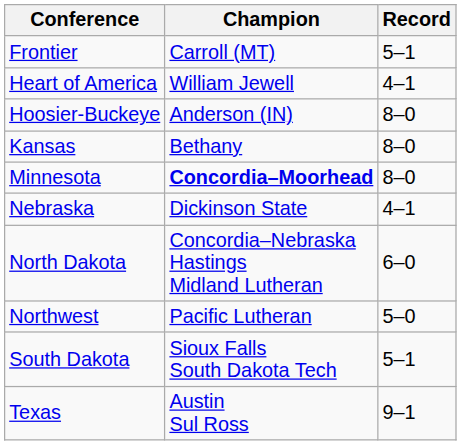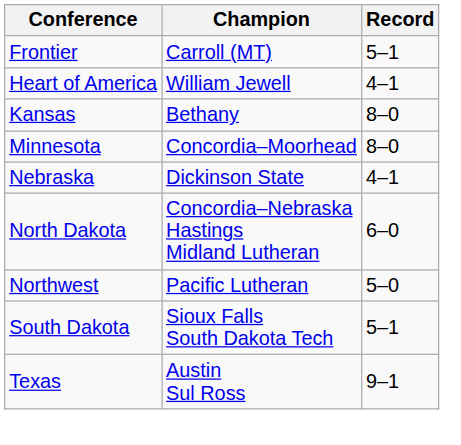- row: (85, 114)
(271, 177) bold -> (261, 146) normal
